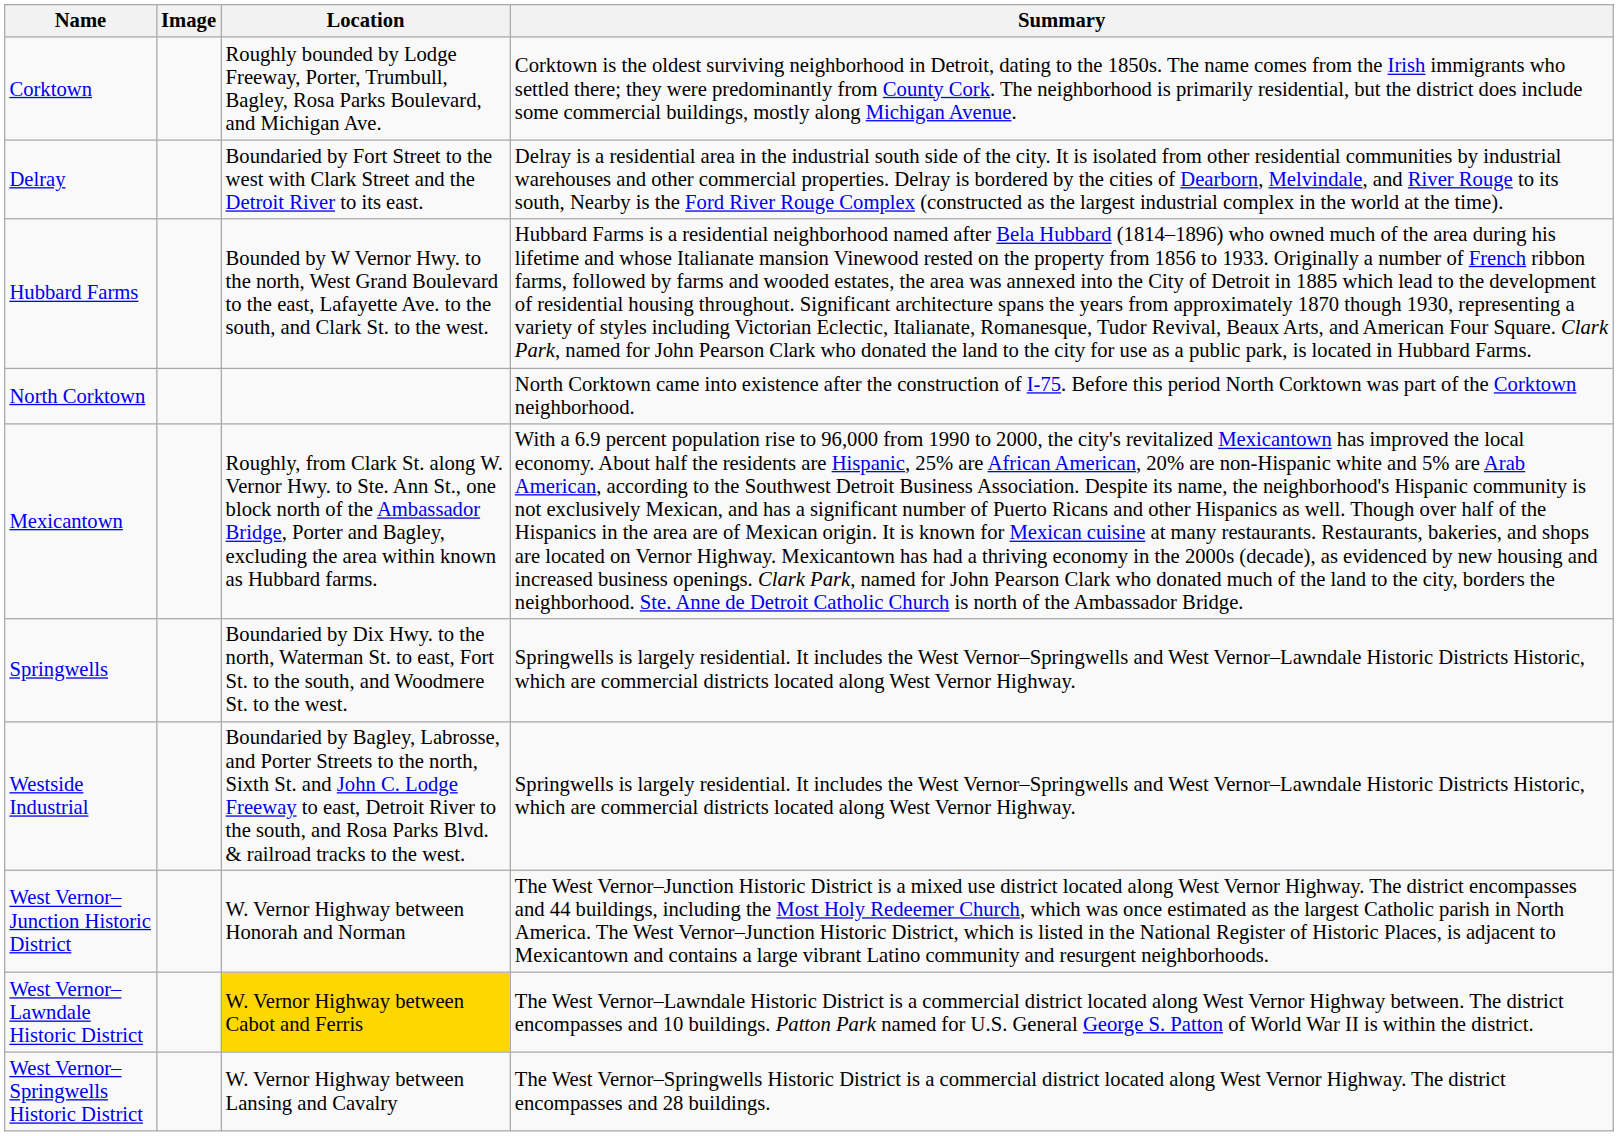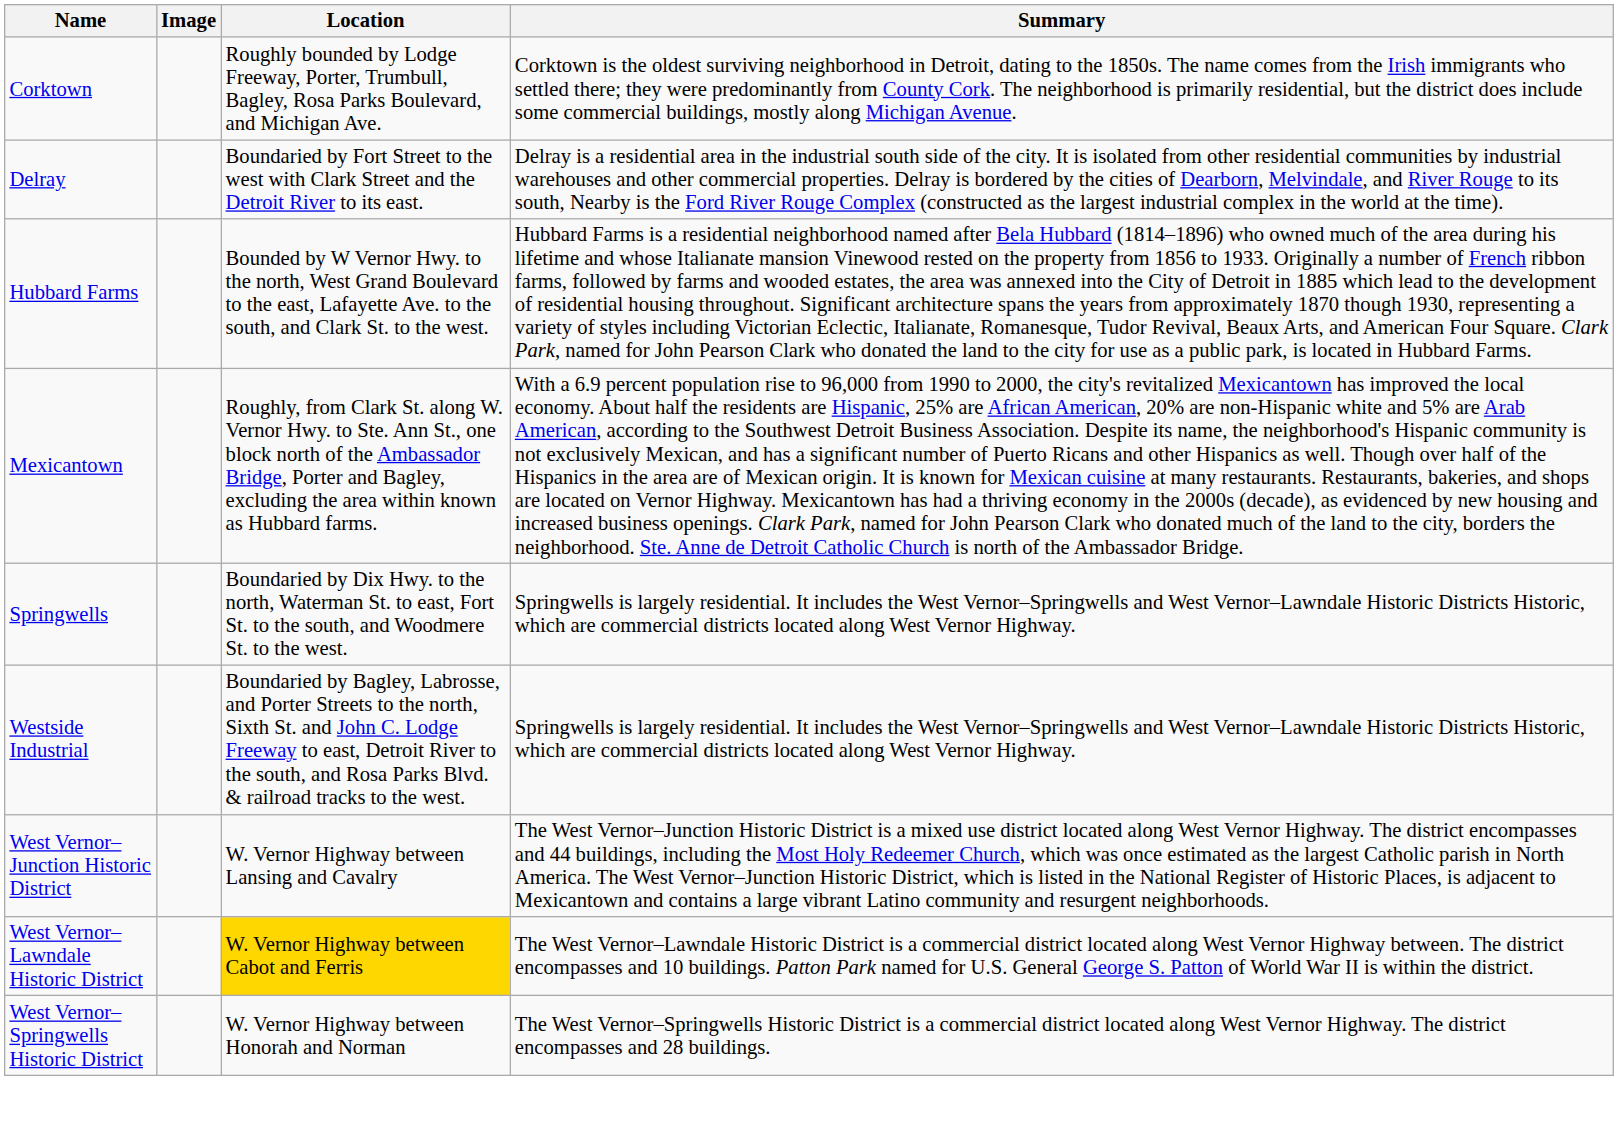- row: (77, 395)
(345, 921) W. Vernor Highway between Honorah and Norman -> (345, 865) W. Vernor Highway between Lansing and Cavalry
(345, 1091) W. Vernor Highway between Lansing and Cavalry -> (345, 1035) W. Vernor Highway between Honorah and Norman
